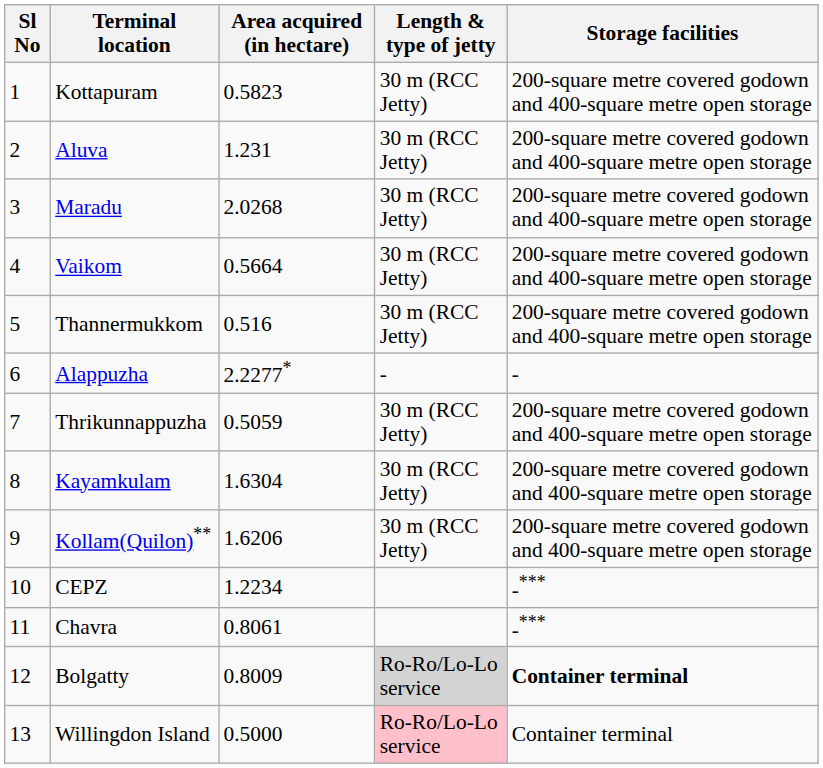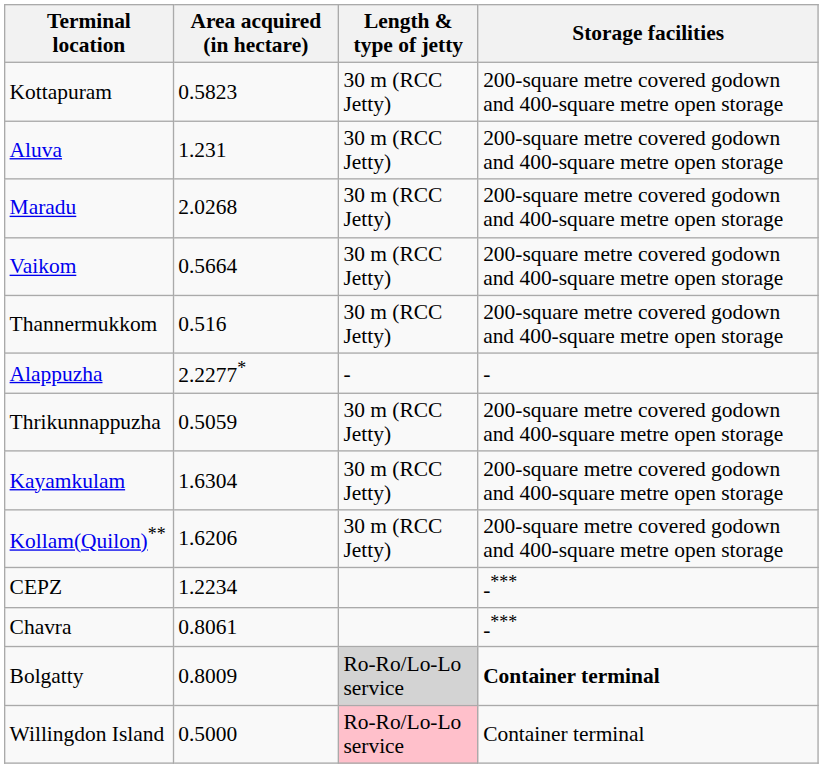- column: (27, 33)
